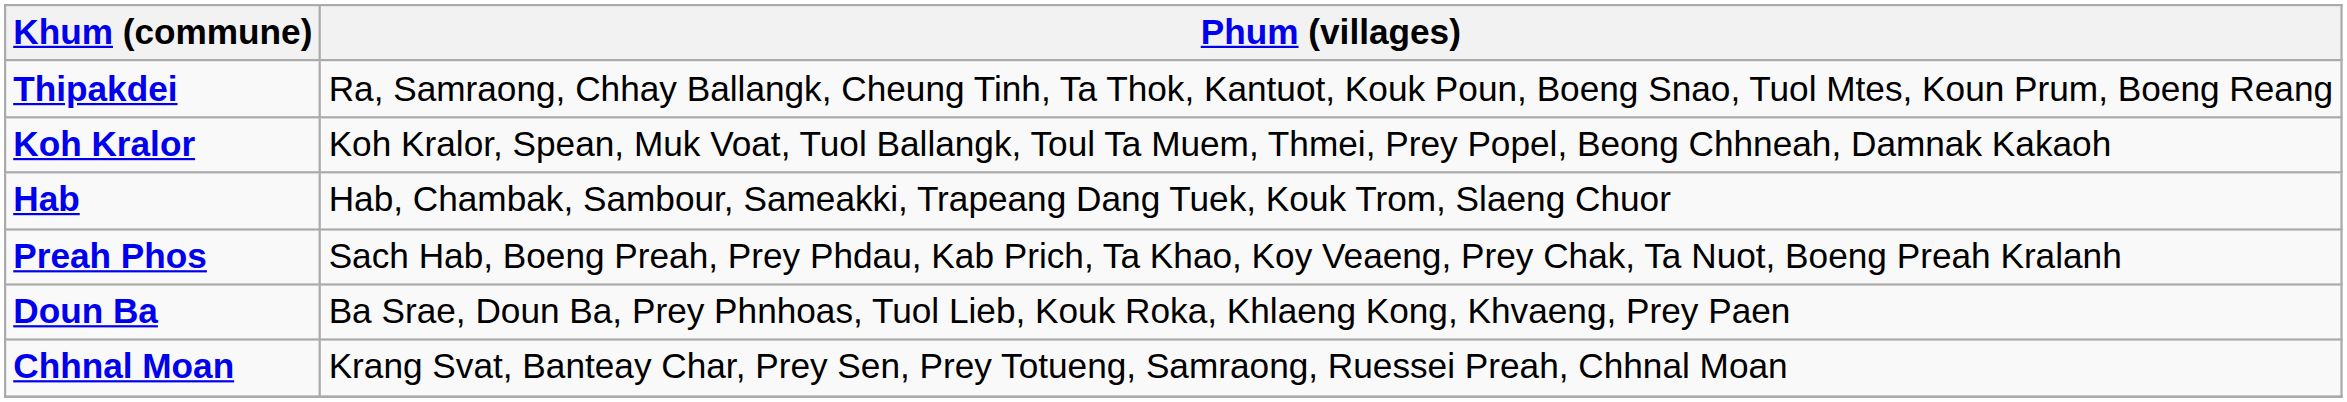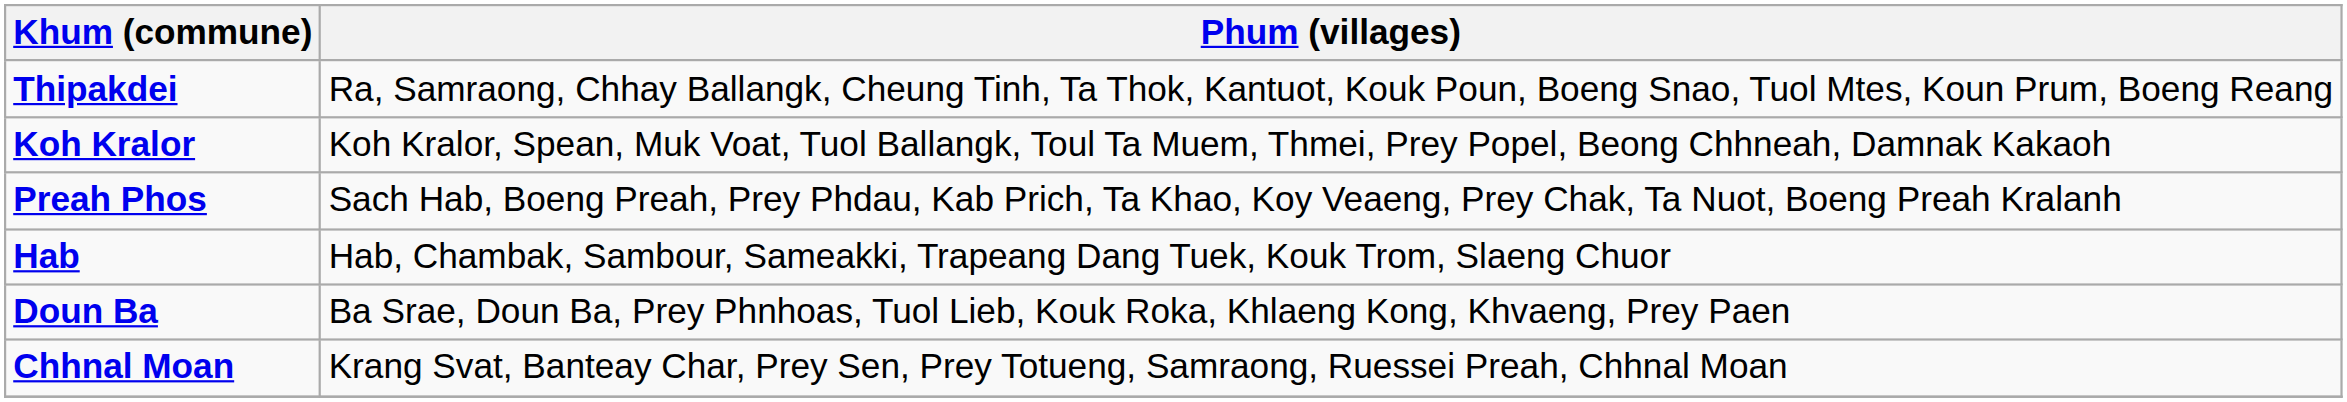rows swapped: (46, 199) <-> (110, 255)
